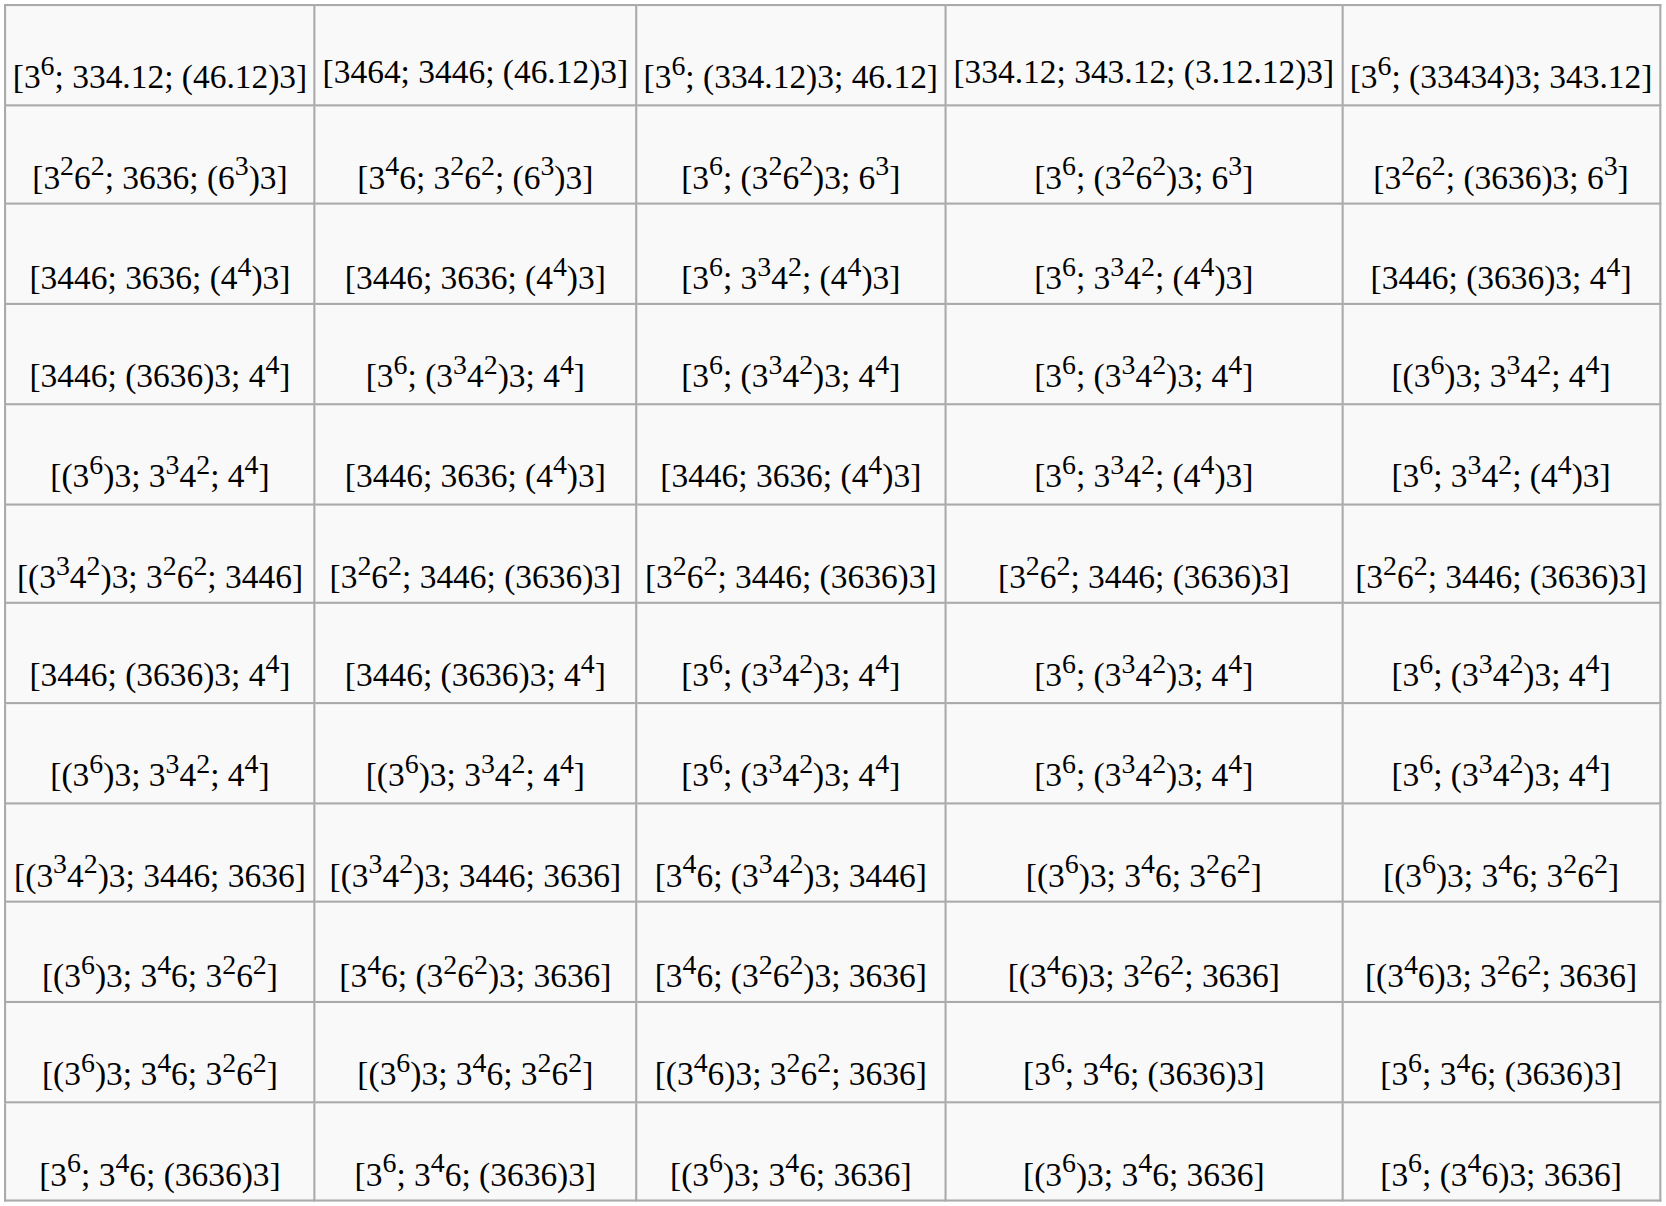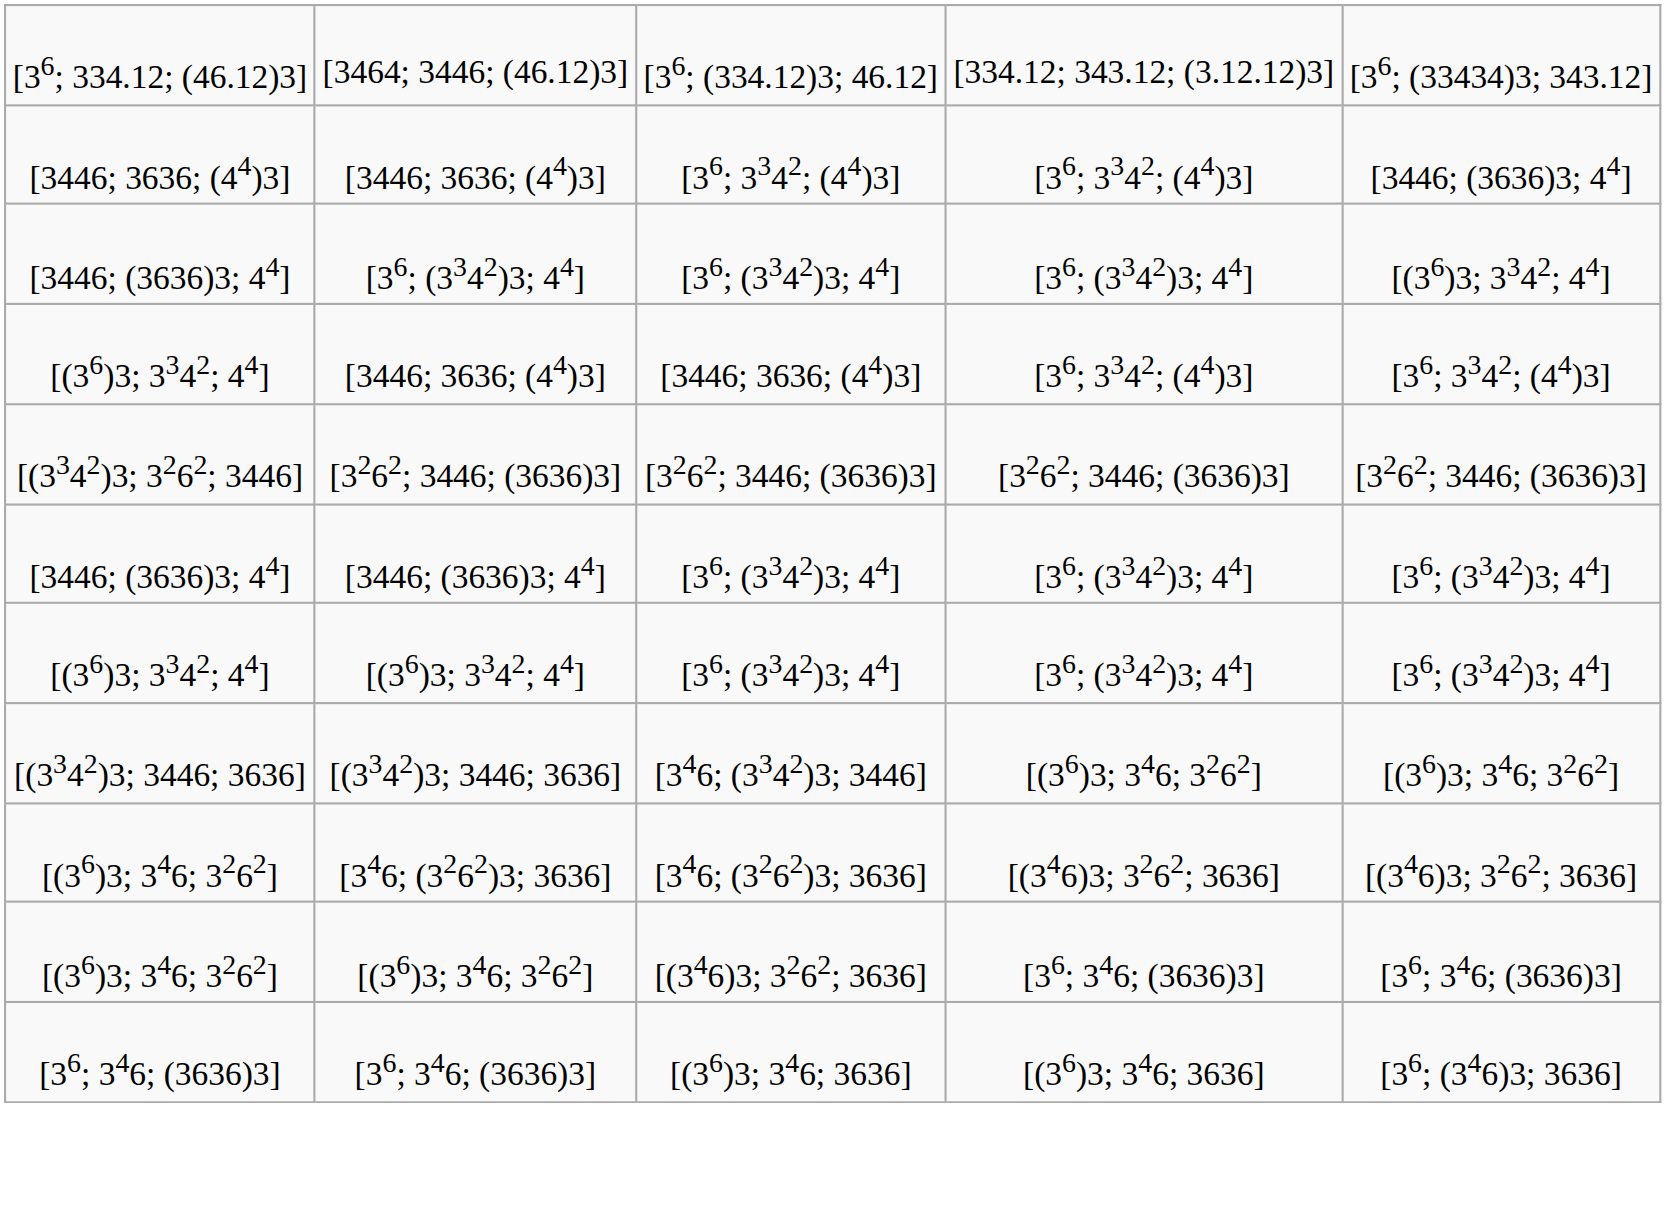- row: (475, 172)
